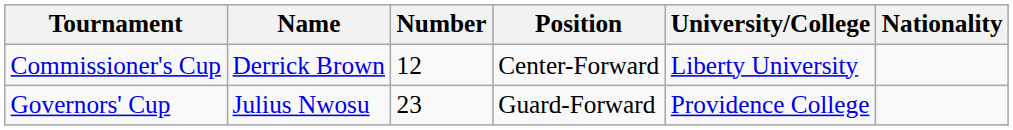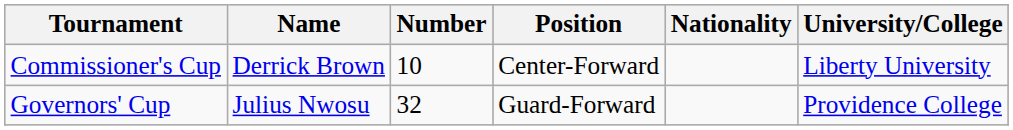columns swapped: (942, 24) <-> (770, 24)
(409, 64) 12 -> (409, 64) 10
(409, 104) 23 -> (409, 104) 32
